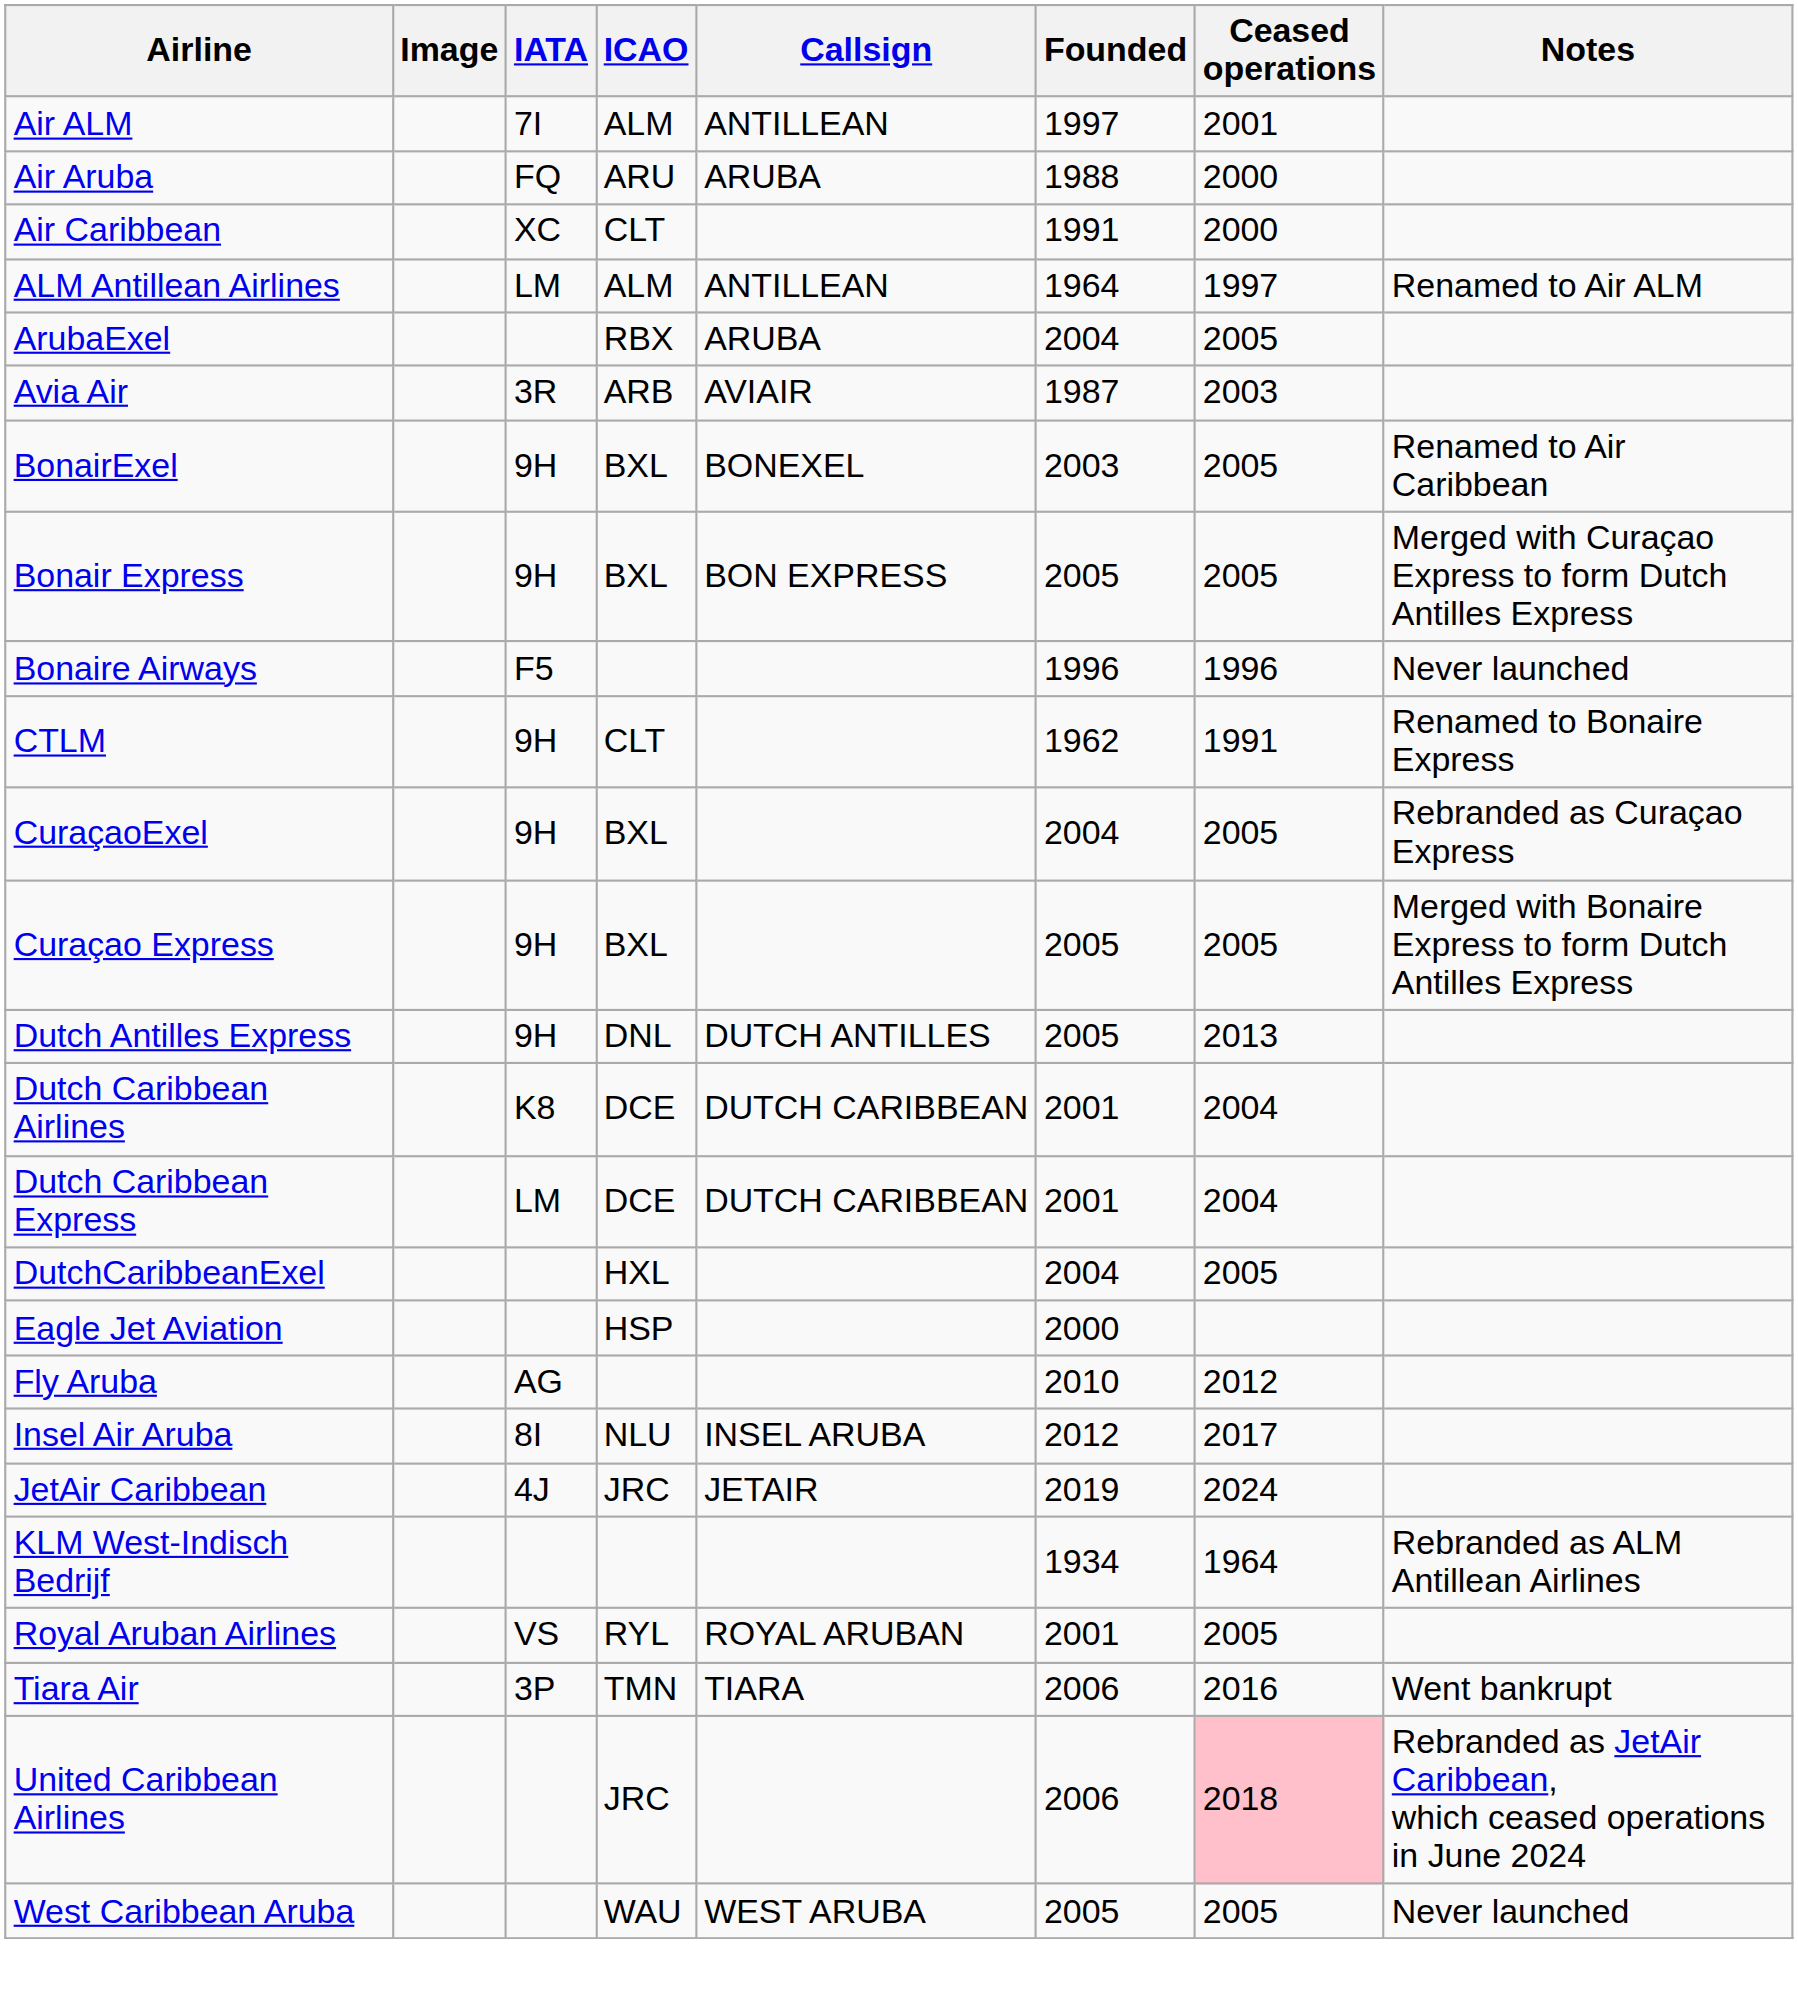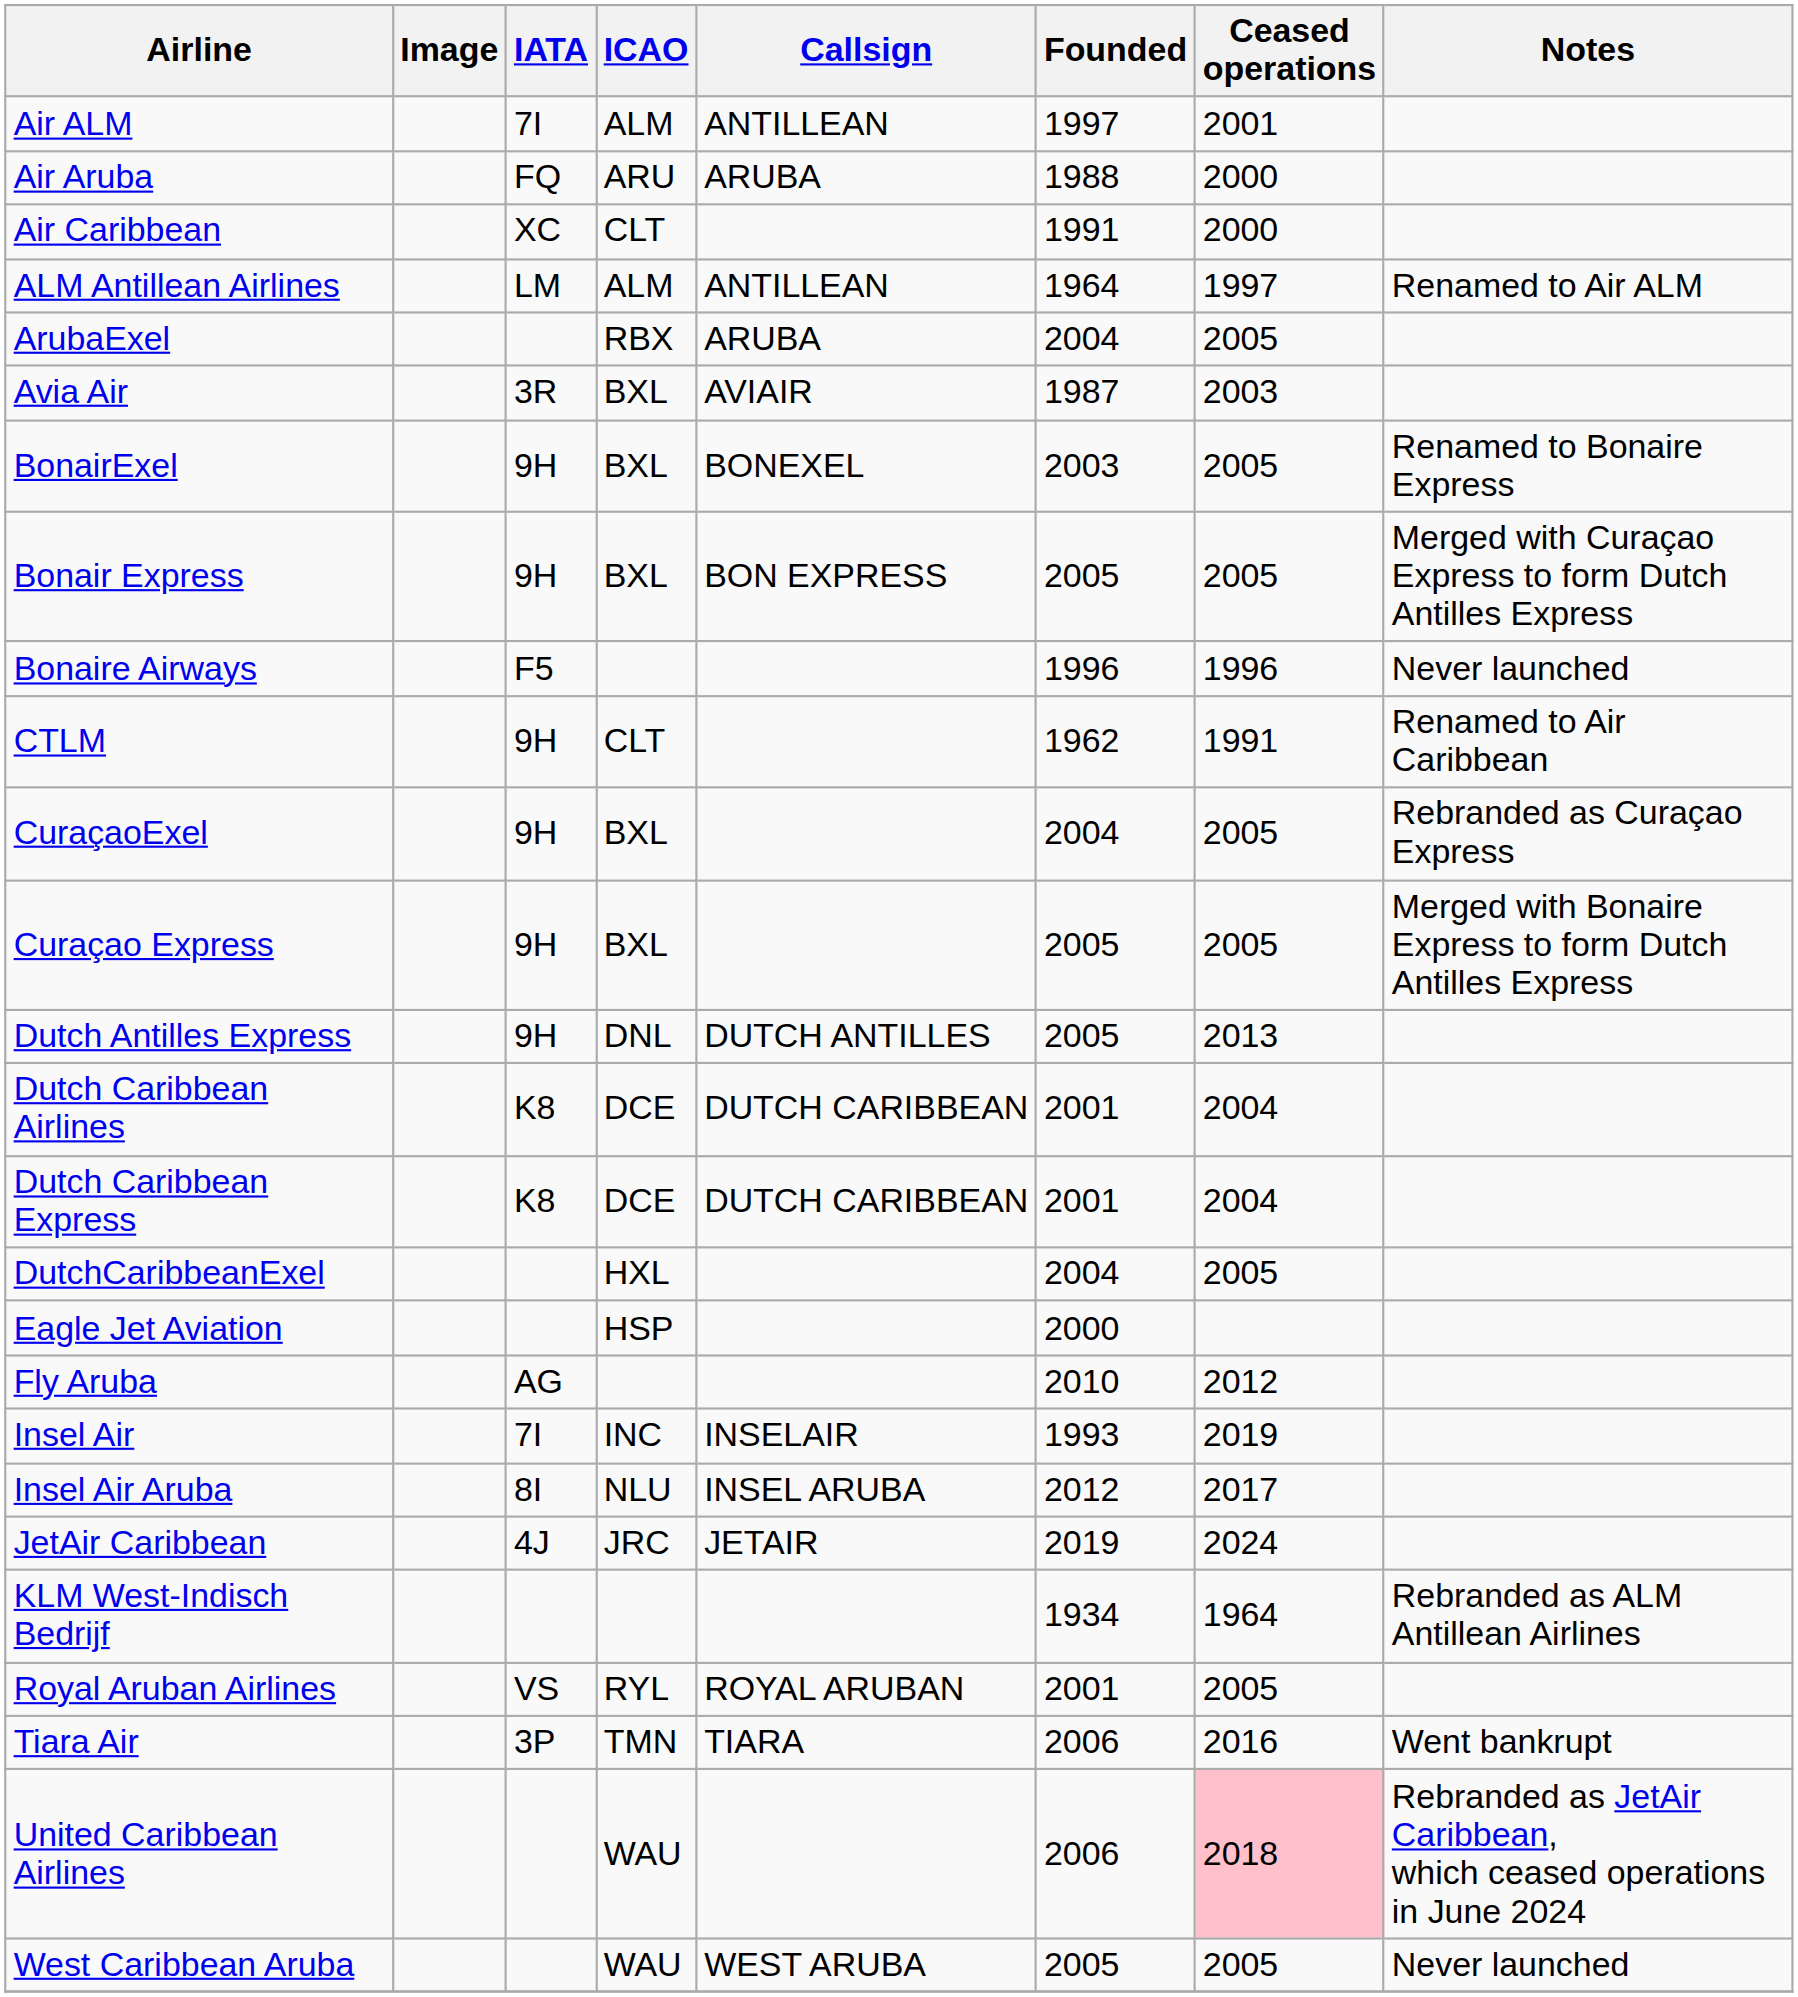(639, 392) ARB -> (636, 392) BXL
(1509, 465) Renamed to Air Caribbean -> (1547, 465) Renamed to Bonaire Express
(1547, 741) Renamed to Bonaire Express -> (1509, 741) Renamed to Air Caribbean
(538, 1200) LM -> (535, 1200) K8
+ row: (74, 1435)
(637, 1799) JRC -> (643, 1853) WAU
